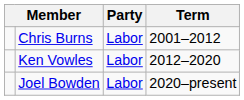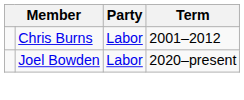- row: (55, 60)
